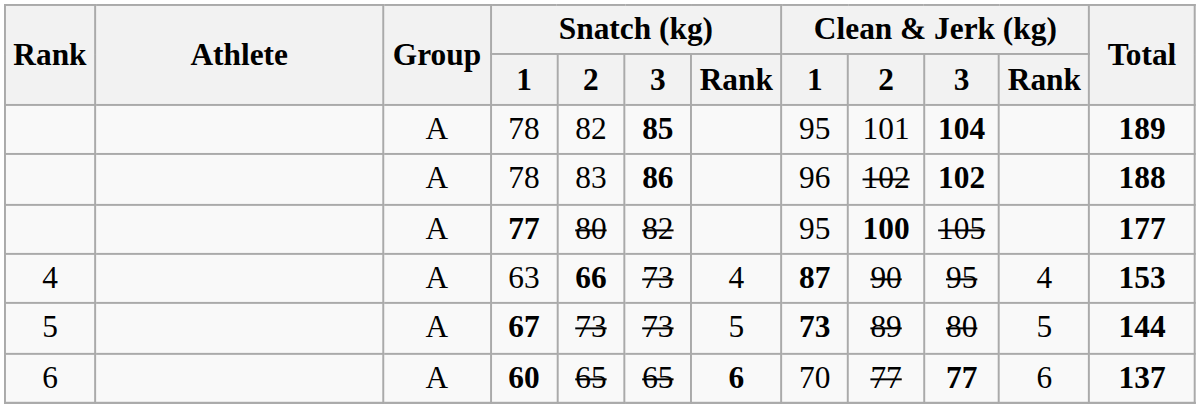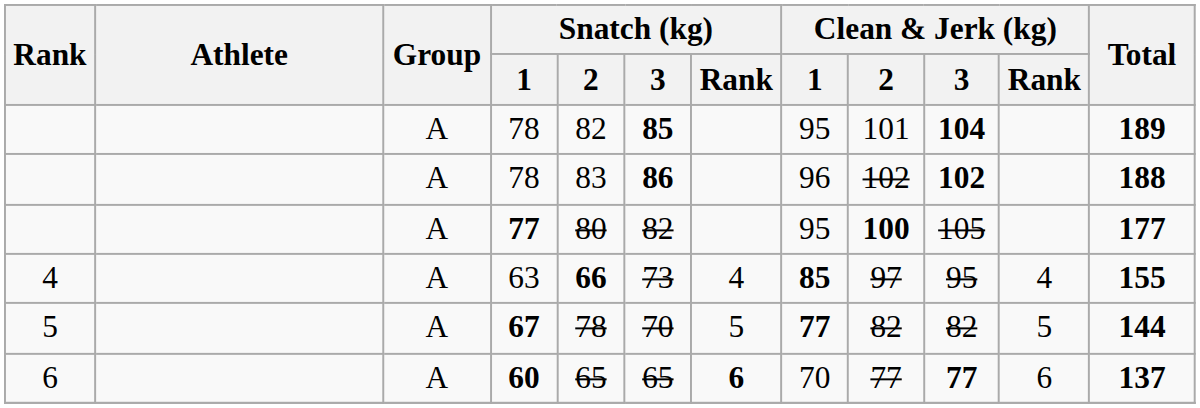(815, 278) 87 -> (815, 278) 85
(886, 278) 90 -> (886, 278) 97
(1142, 278) 153 -> (1142, 278) 155
(591, 327) 73 -> (591, 327) 78
(658, 327) 73 -> (658, 327) 70
(815, 327) 73 -> (815, 327) 77
(886, 327) 89 -> (886, 327) 82
(962, 327) 80 -> (962, 327) 82
